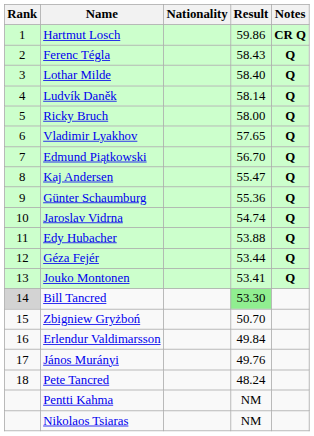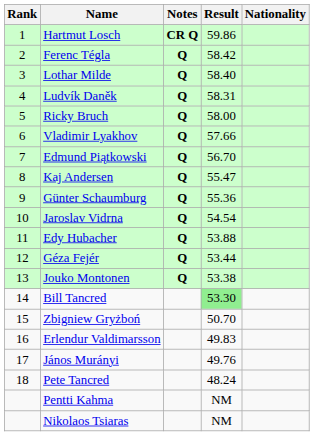columns swapped: (197, 14) <-> (290, 14)
(251, 55) 58.43 -> (221, 55) 58.42
(251, 95) 58.14 -> (221, 95) 58.31
(251, 136) 57.65 -> (221, 136) 57.66
(251, 217) 54.74 -> (221, 217) 54.54
(251, 278) 53.41 -> (221, 278) 53.38
(22, 298) lightgrey background -> (22, 298) no background
(251, 339) 49.84 -> (221, 339) 49.83
